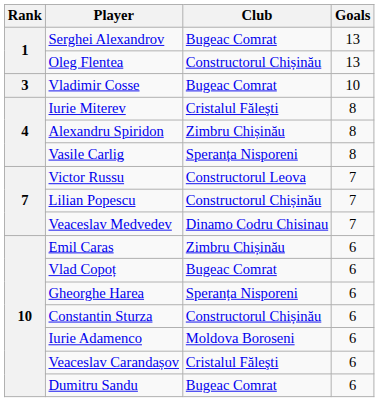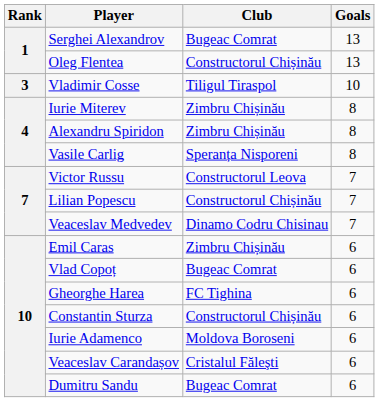(231, 85) Bugeac Comrat -> (231, 85) Tiligul Tiraspol
(232, 108) Cristalul Făleşti -> (235, 108) Zimbru Chișinău
(242, 293) Speranța Nisporeni -> (219, 293) FC Tighina
